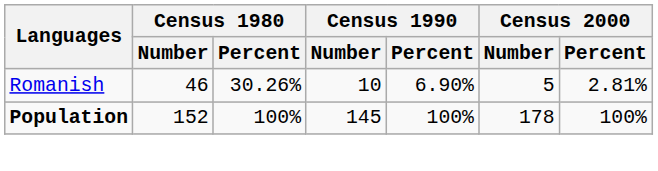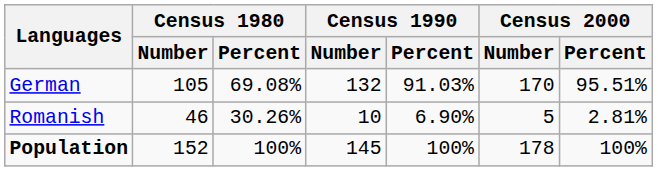+ row: (45, 85)
